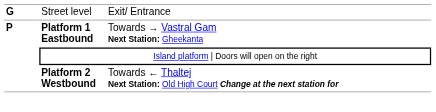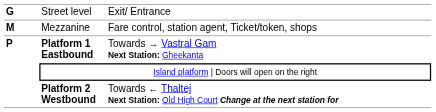+ row: (66, 28)
